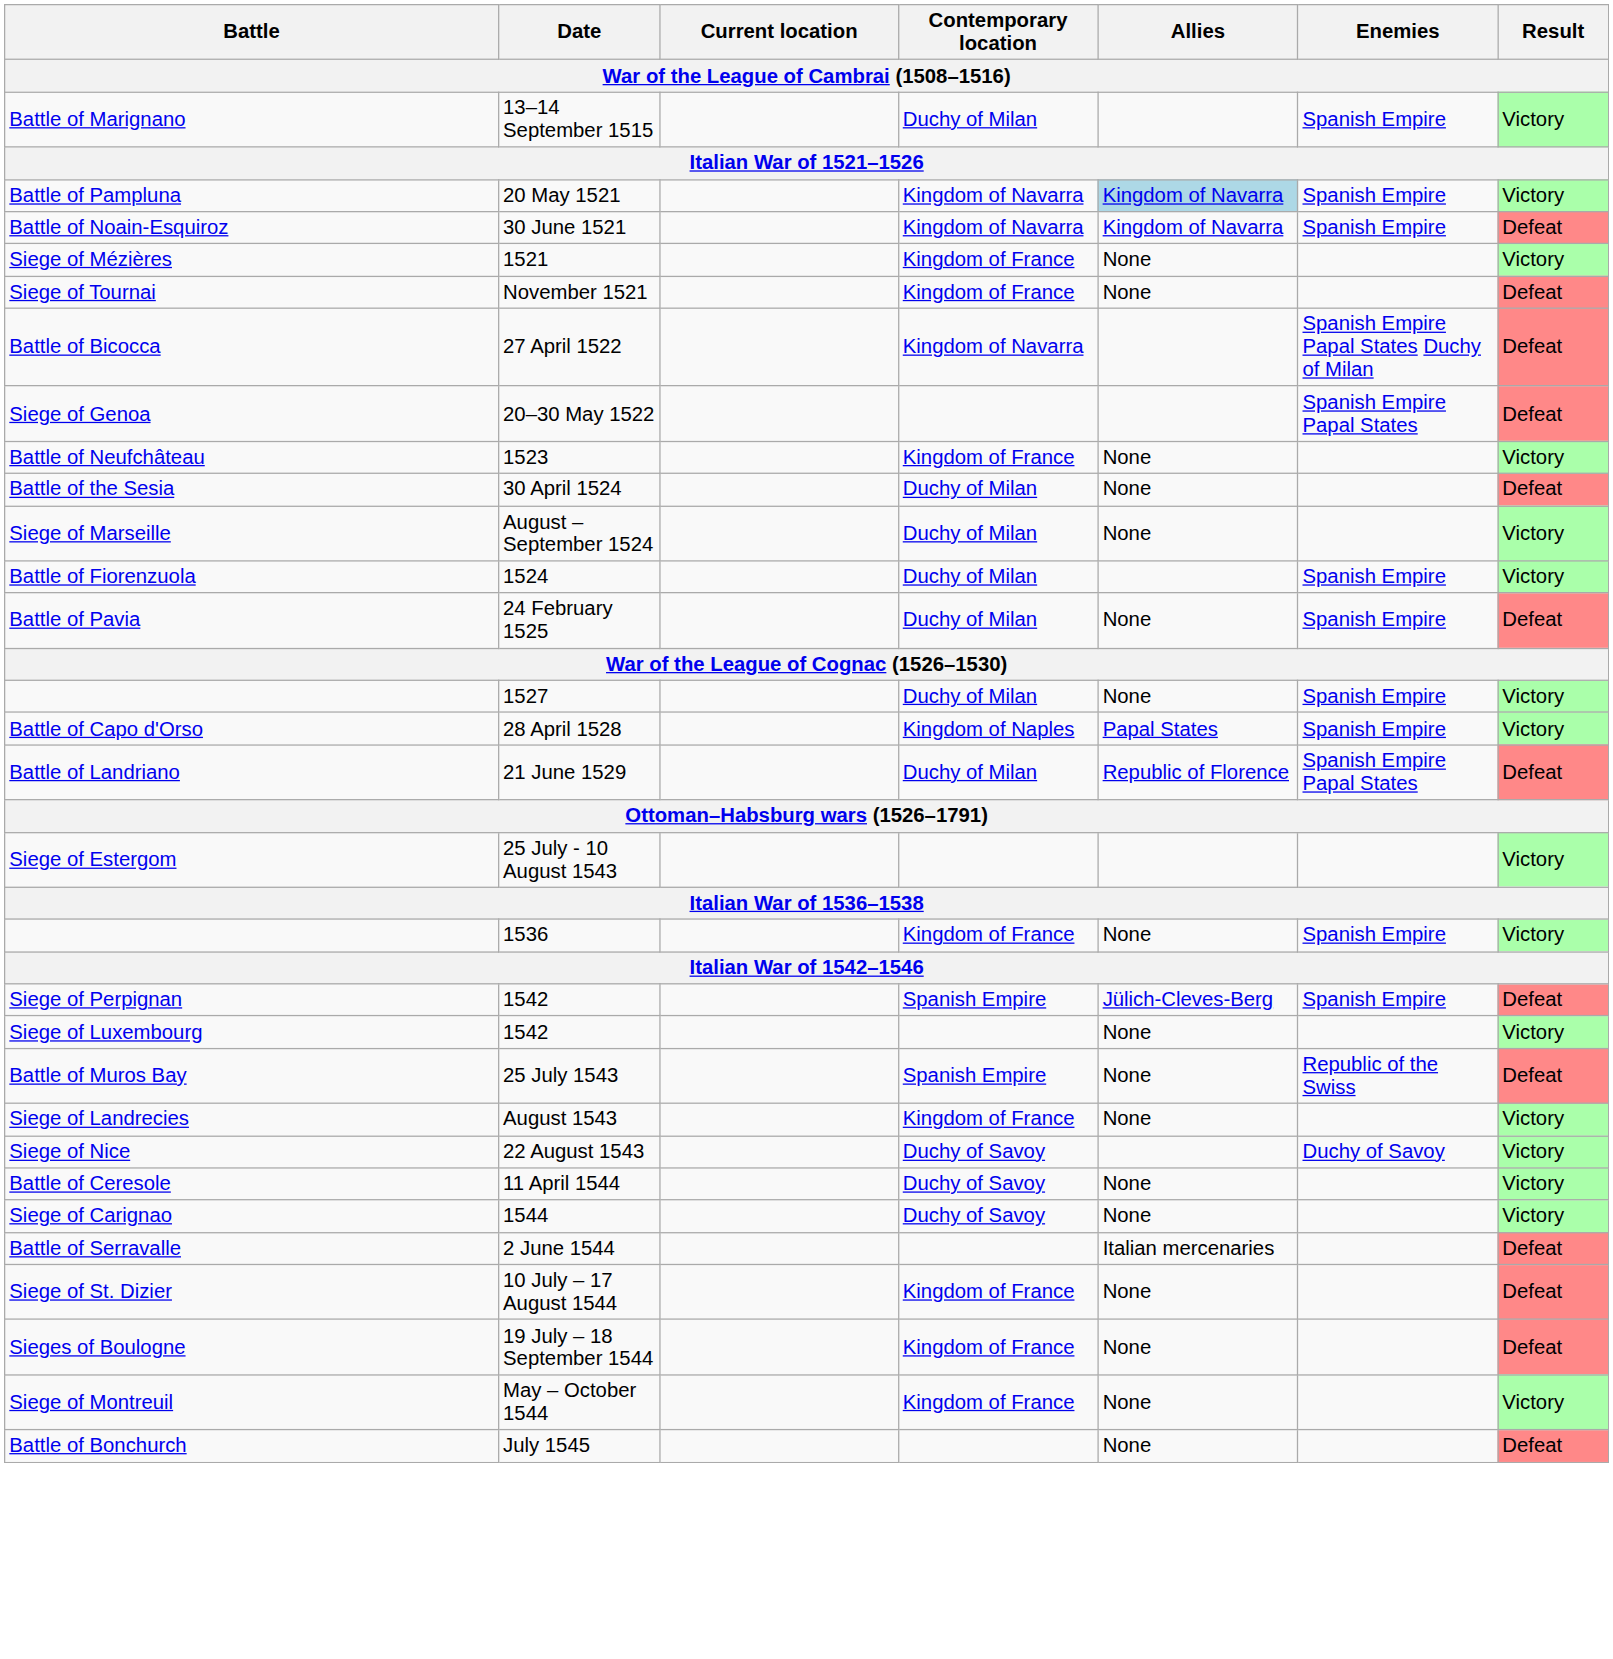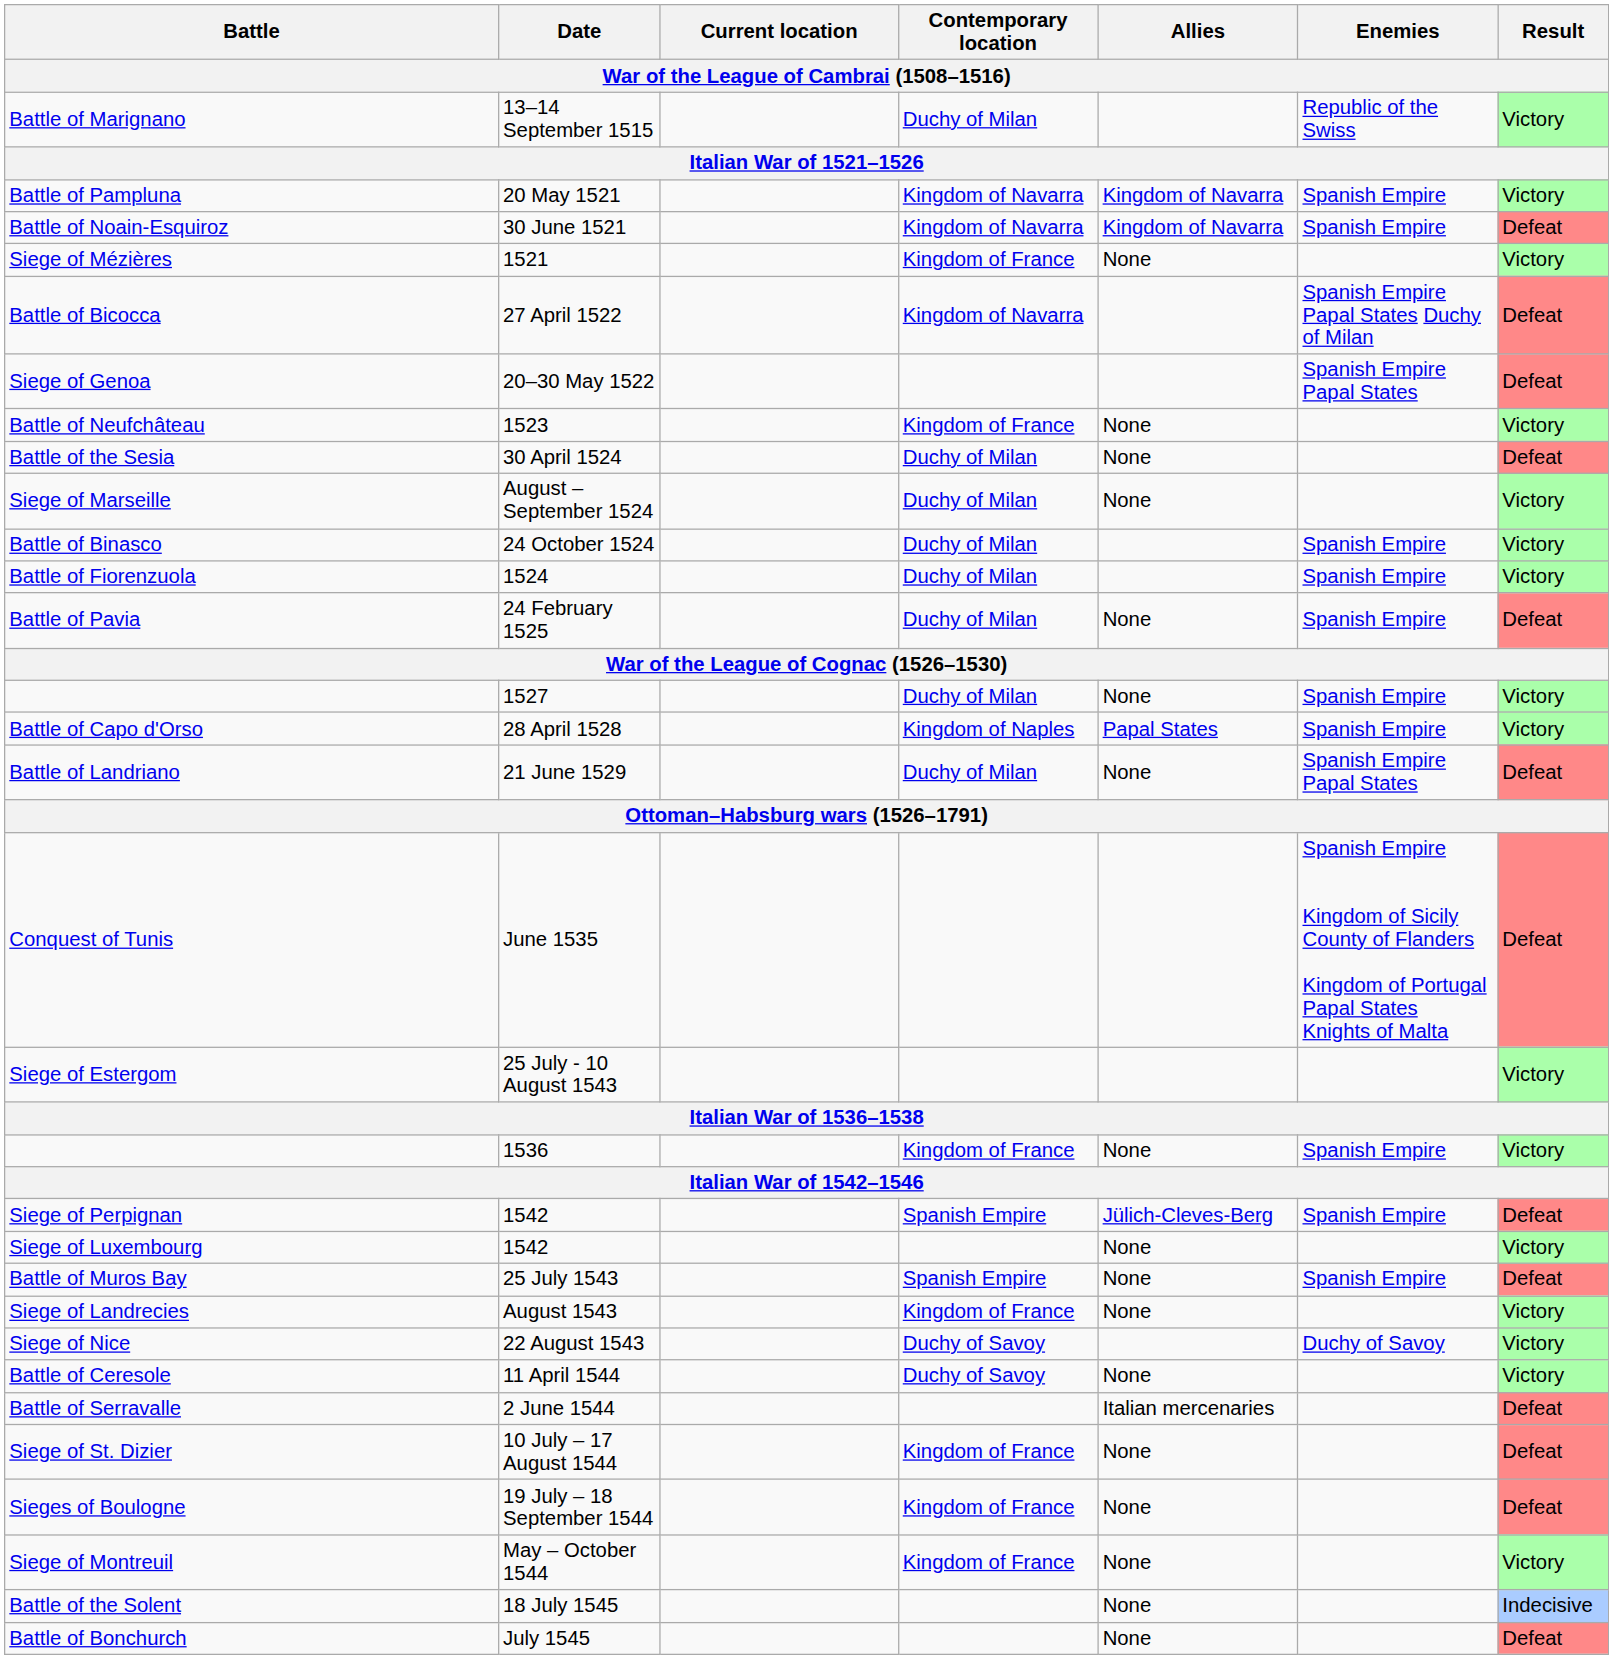(1374, 119) Spanish Empire -> (1370, 119) Republic of the Swiss
(1193, 195) lightblue background -> (1193, 195) no background
- row: (83, 291)
+ row: (86, 544)
(1196, 772) Republic of Florence -> (1127, 772) None
+ row: (91, 939)
(1370, 1075) Republic of the Swiss -> (1374, 1279) Spanish Empire
- row: (91, 1216)
+ row: (95, 1605)
